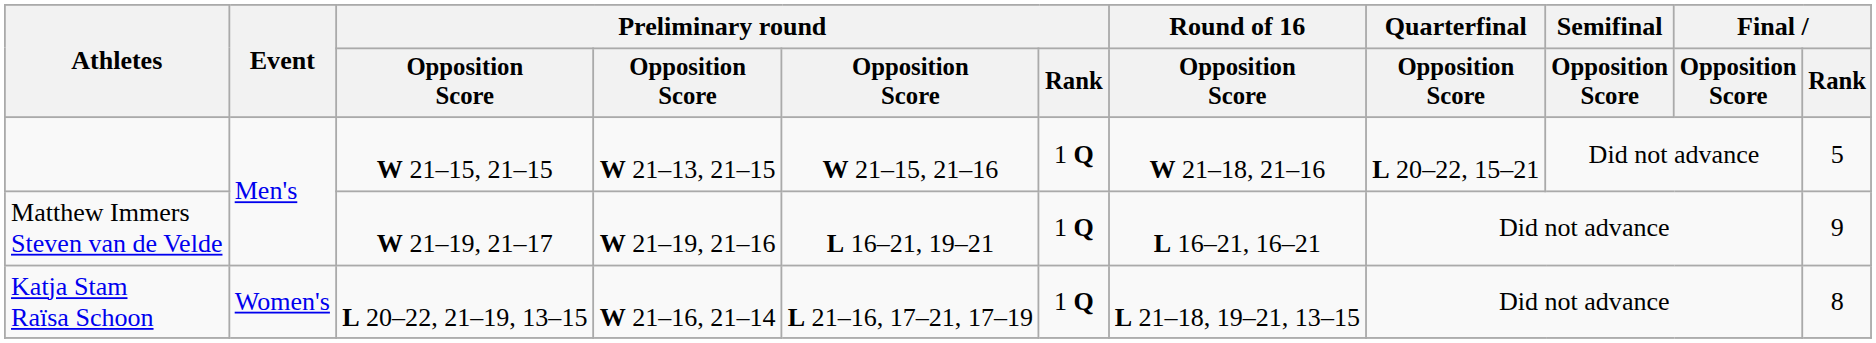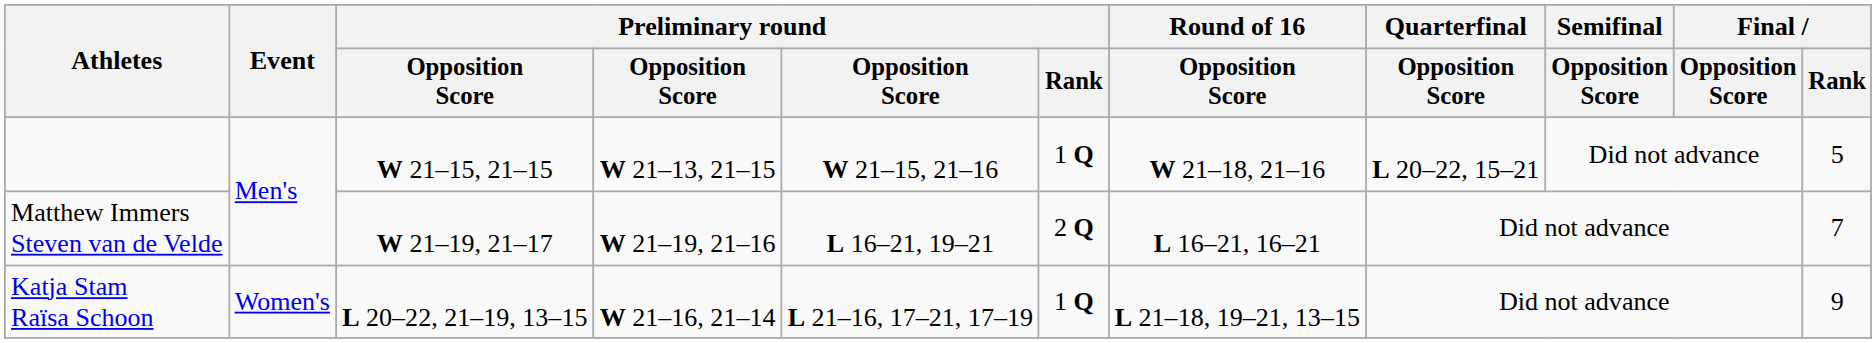(1074, 228) 1 Q -> (1074, 228) 2 Q
(1837, 228) 9 -> (1837, 228) 7
(1837, 301) 8 -> (1837, 301) 9
